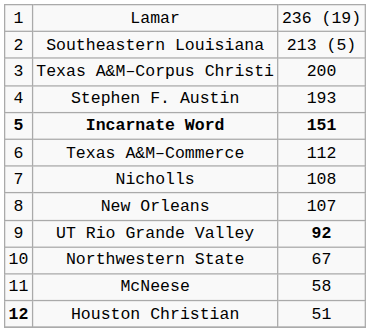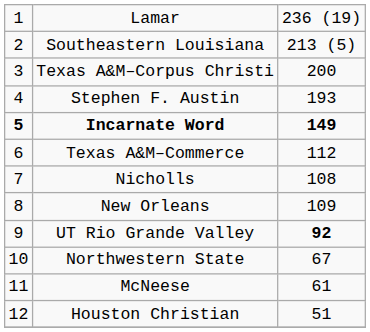(322, 126) 151 -> (322, 126) 149
(322, 206) 107 -> (322, 206) 109
(322, 287) 58 -> (322, 287) 61
(18, 314) bold -> (18, 314) normal
